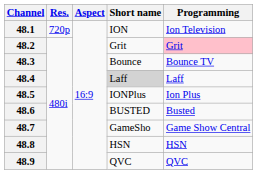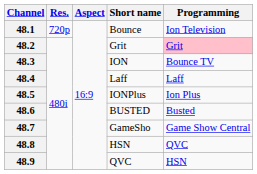(119, 29) ION -> (125, 29) Bounce
(125, 62) Bounce -> (119, 62) ION
(118, 78) lightgrey background -> (118, 78) no background
(176, 144) HSN -> (177, 144) QVC
(177, 161) QVC -> (176, 161) HSN
